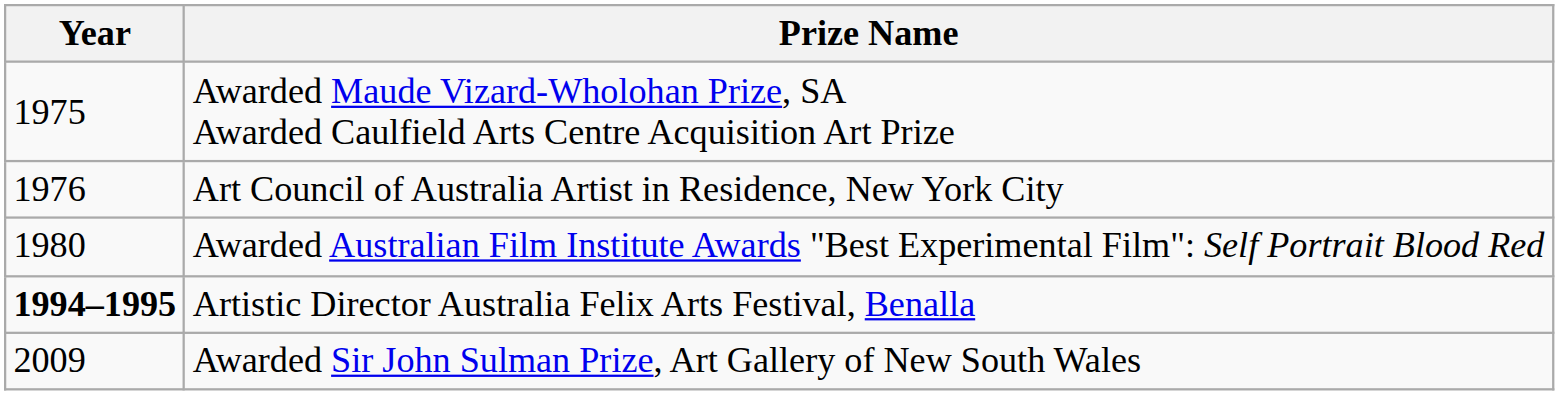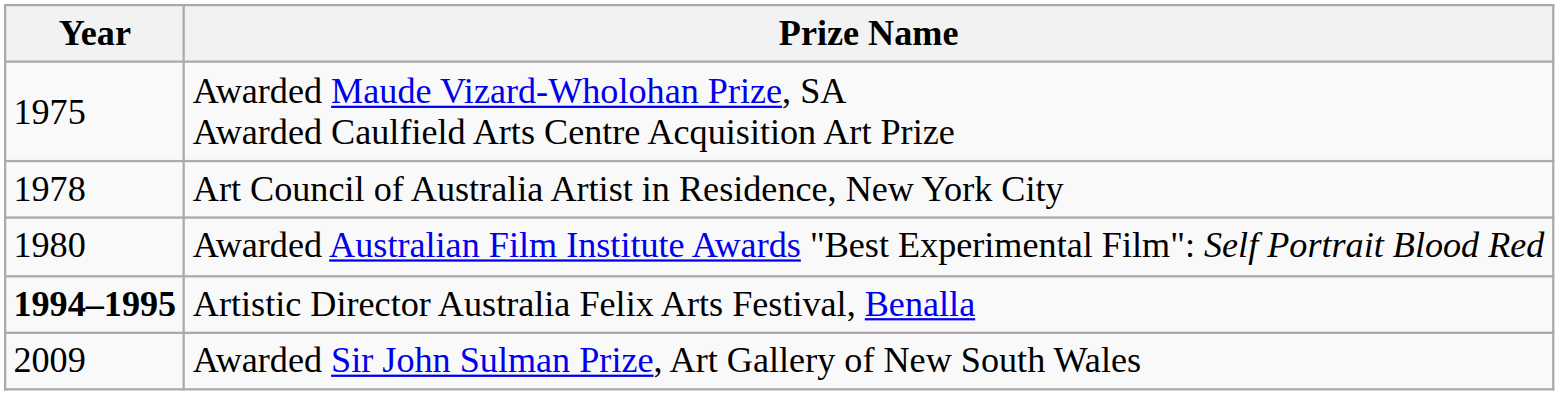(50, 188) 1976 -> (50, 188) 1978
